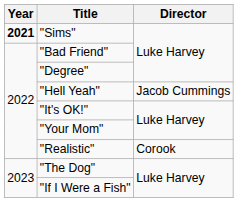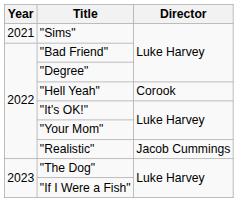(21, 33) bold -> (21, 33) normal
(183, 91) Jacob Cummings -> (156, 91) Corook
(156, 149) Corook -> (183, 149) Jacob Cummings
